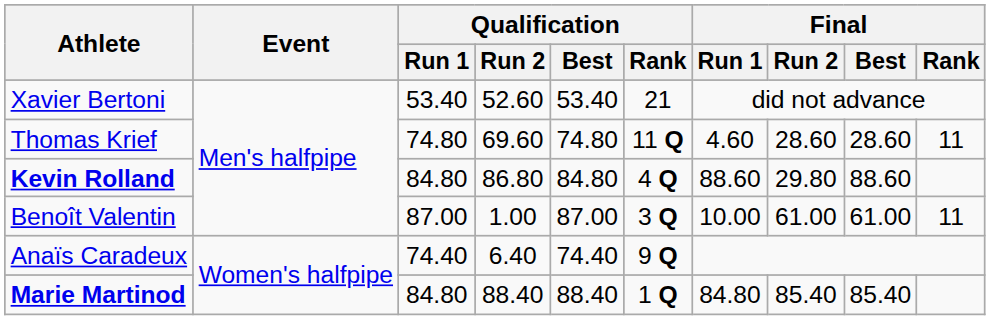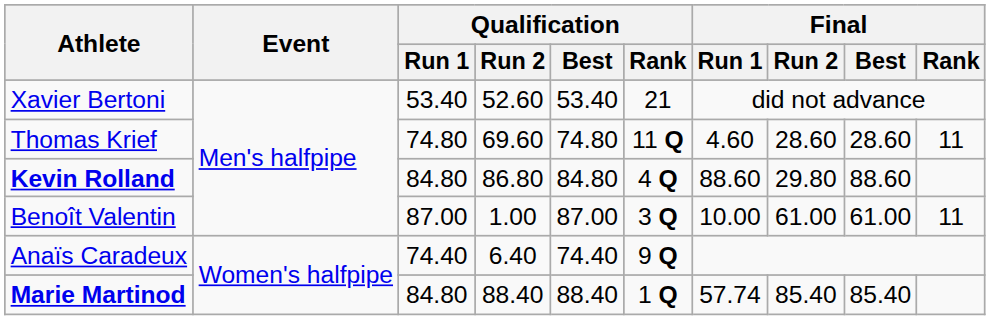(730, 295) 84.80 -> (730, 295) 57.74
